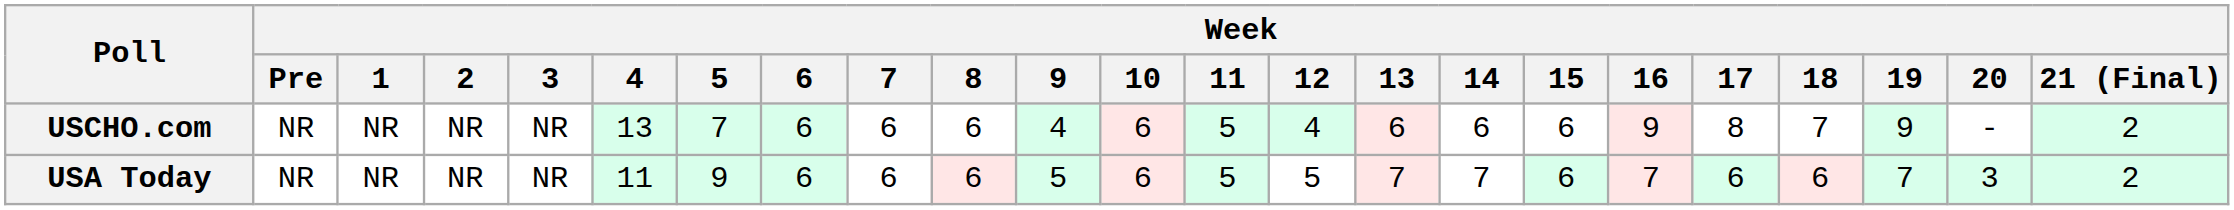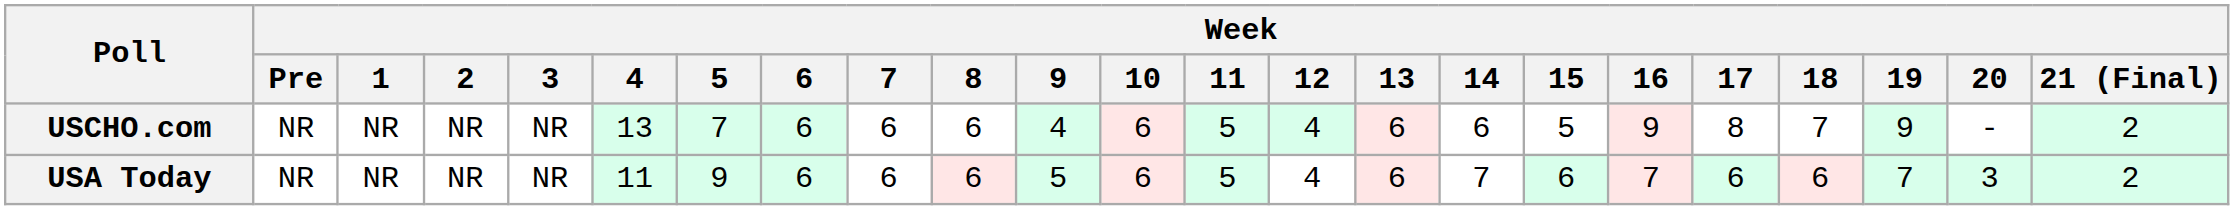(1566, 129) 6 -> (1566, 129) 5
(1312, 179) 5 -> (1312, 179) 4
(1397, 179) 7 -> (1397, 179) 6
